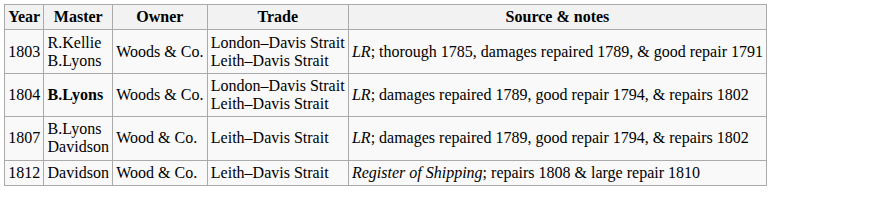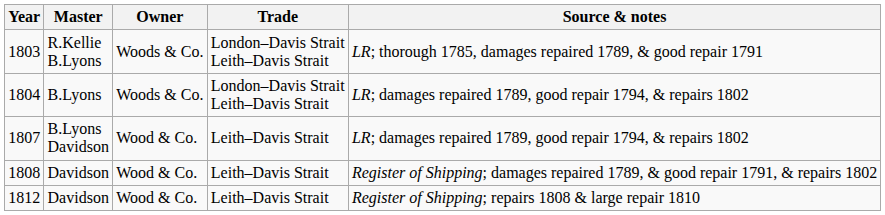(75, 94) bold -> (74, 94) normal
+ row: (24, 172)
